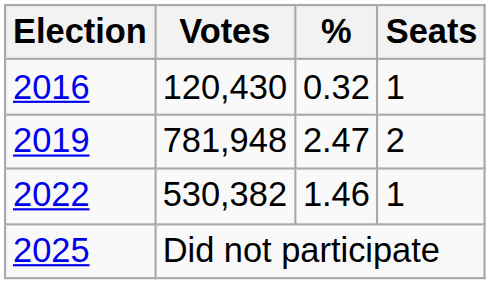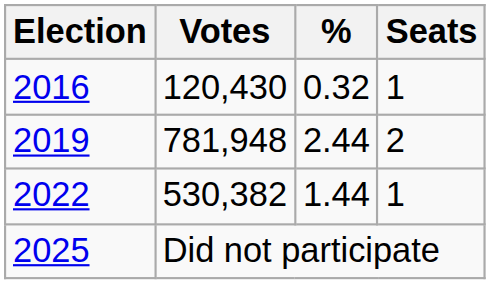(336, 140) 2.47 -> (336, 140) 2.44
(336, 195) 1.46 -> (336, 195) 1.44
